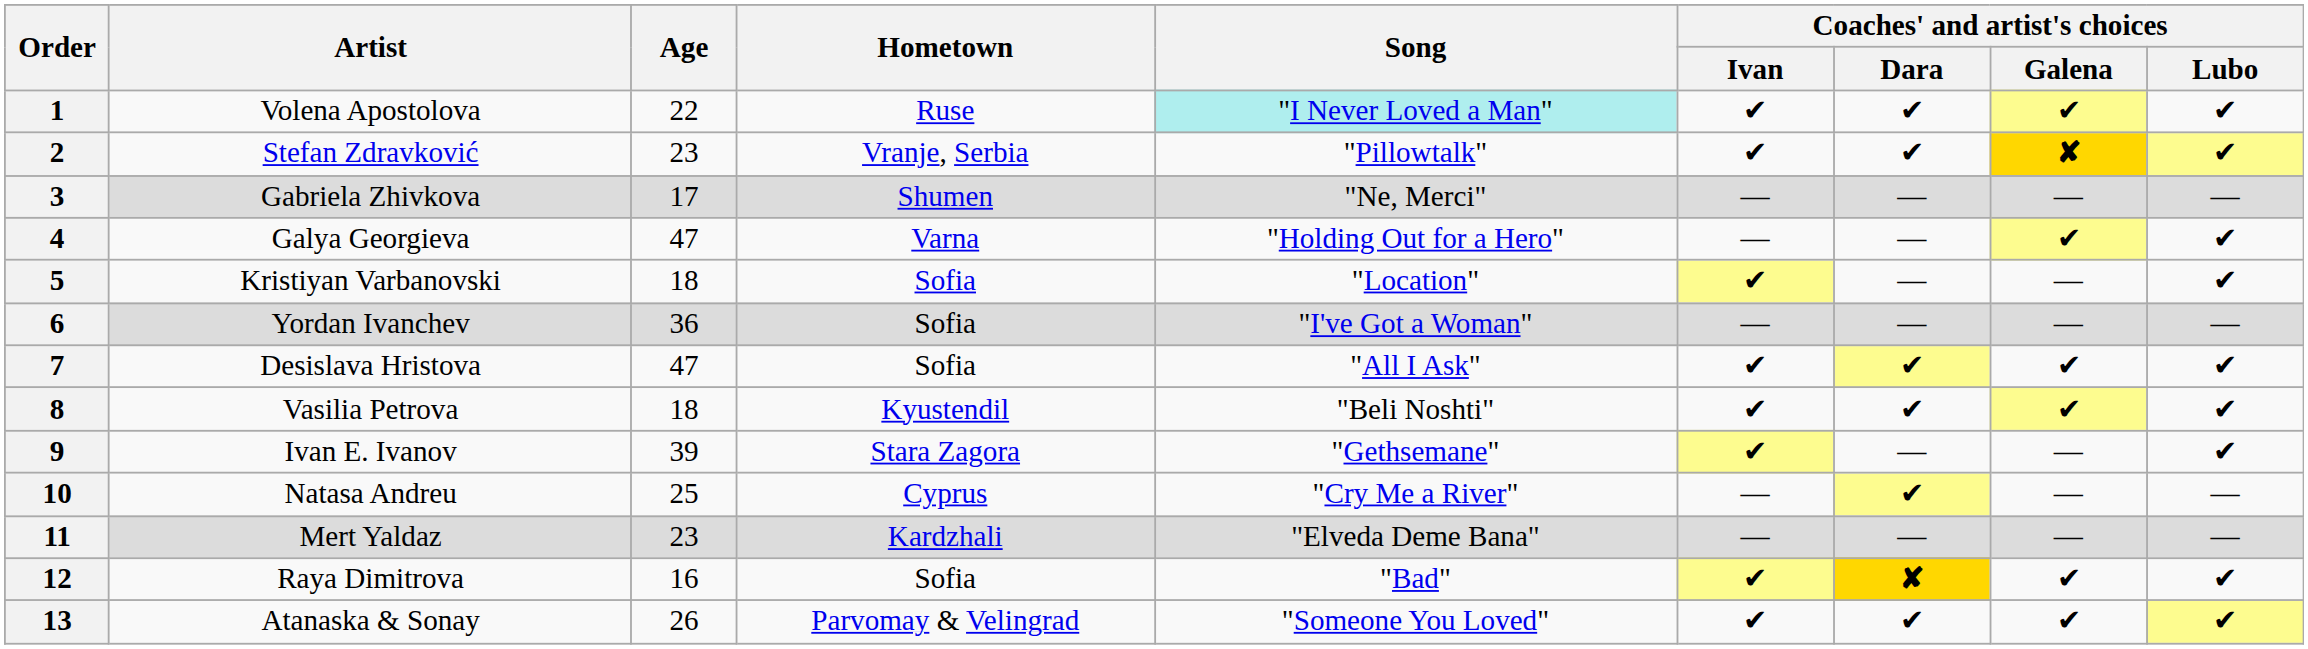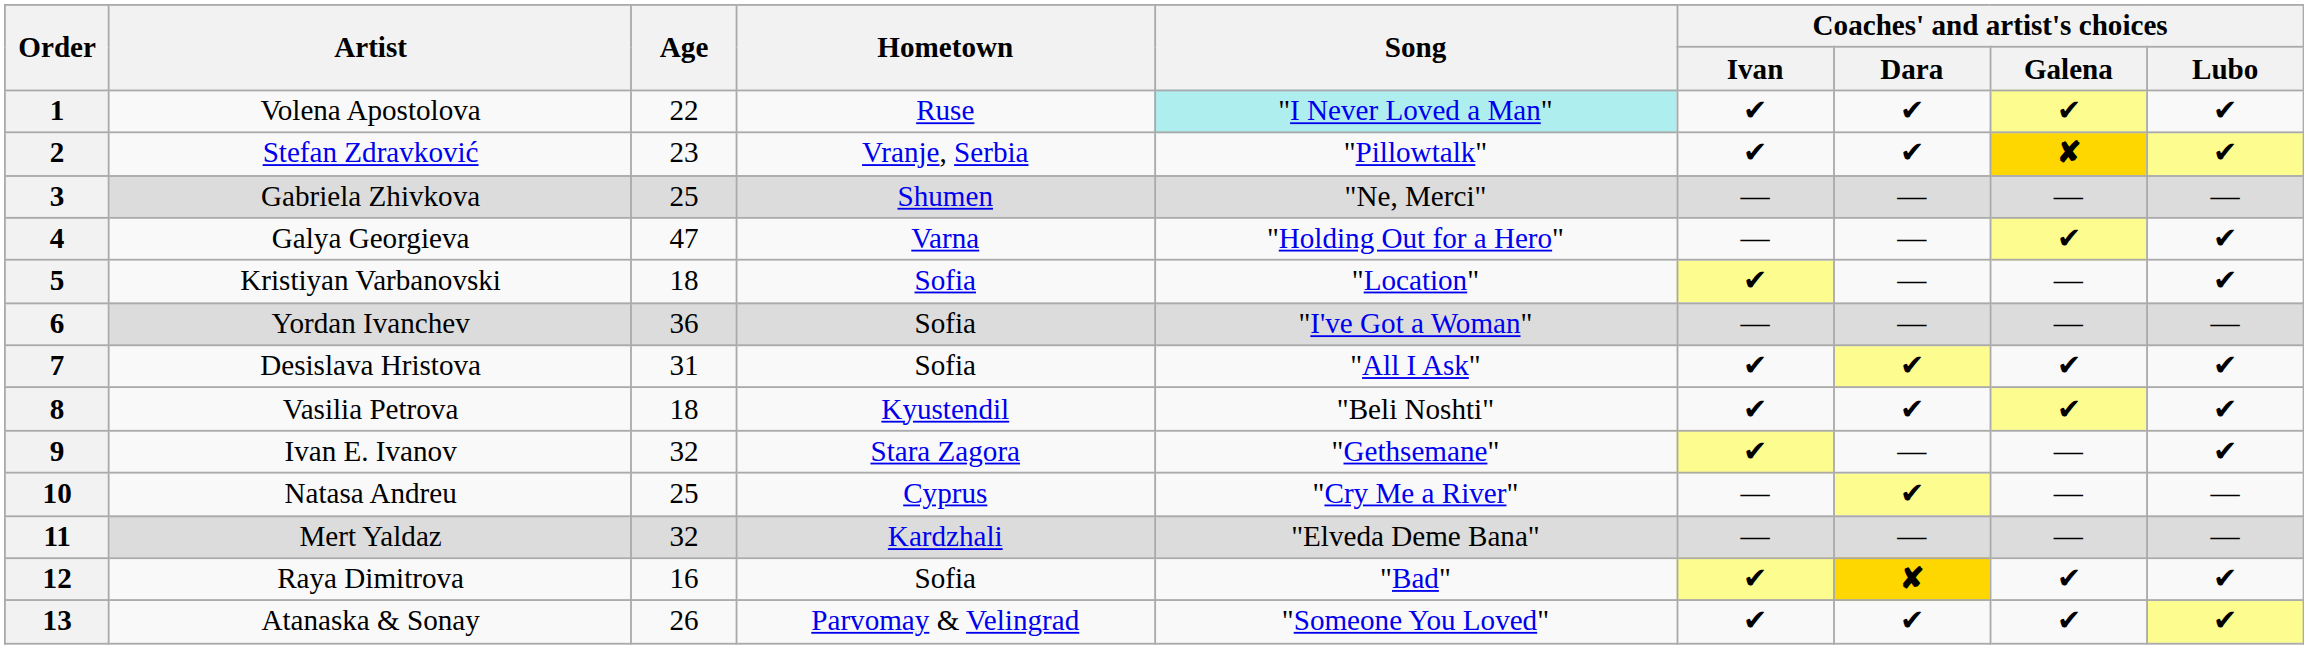(684, 195) 17 -> (684, 195) 25
(684, 366) 47 -> (684, 366) 31
(684, 451) 39 -> (684, 451) 32
(684, 536) 23 -> (684, 536) 32
